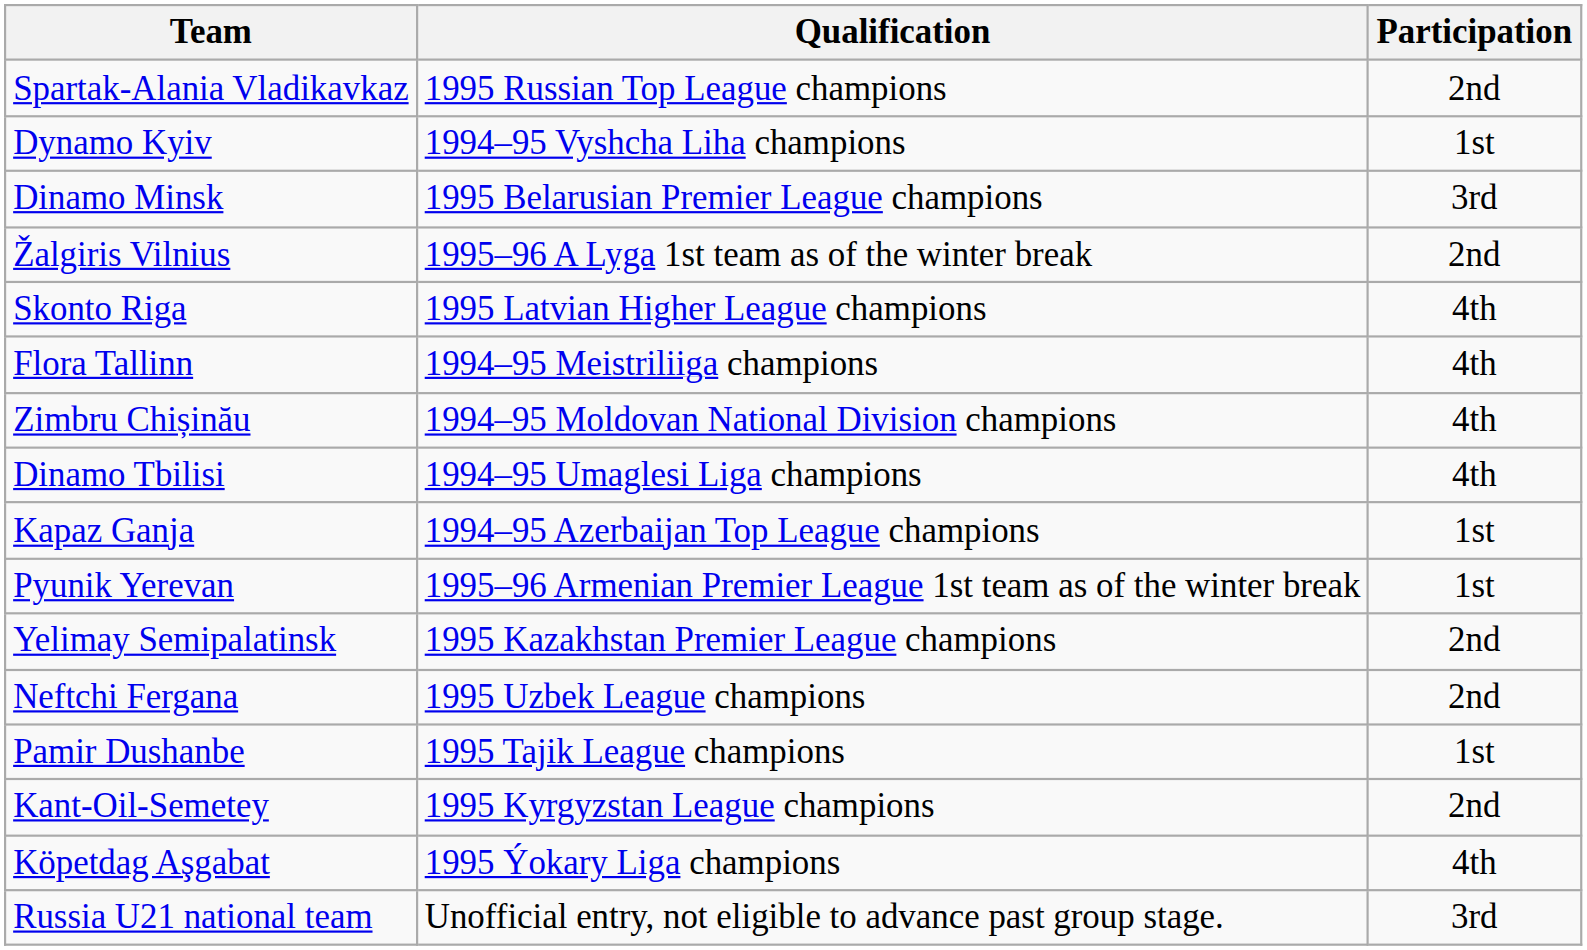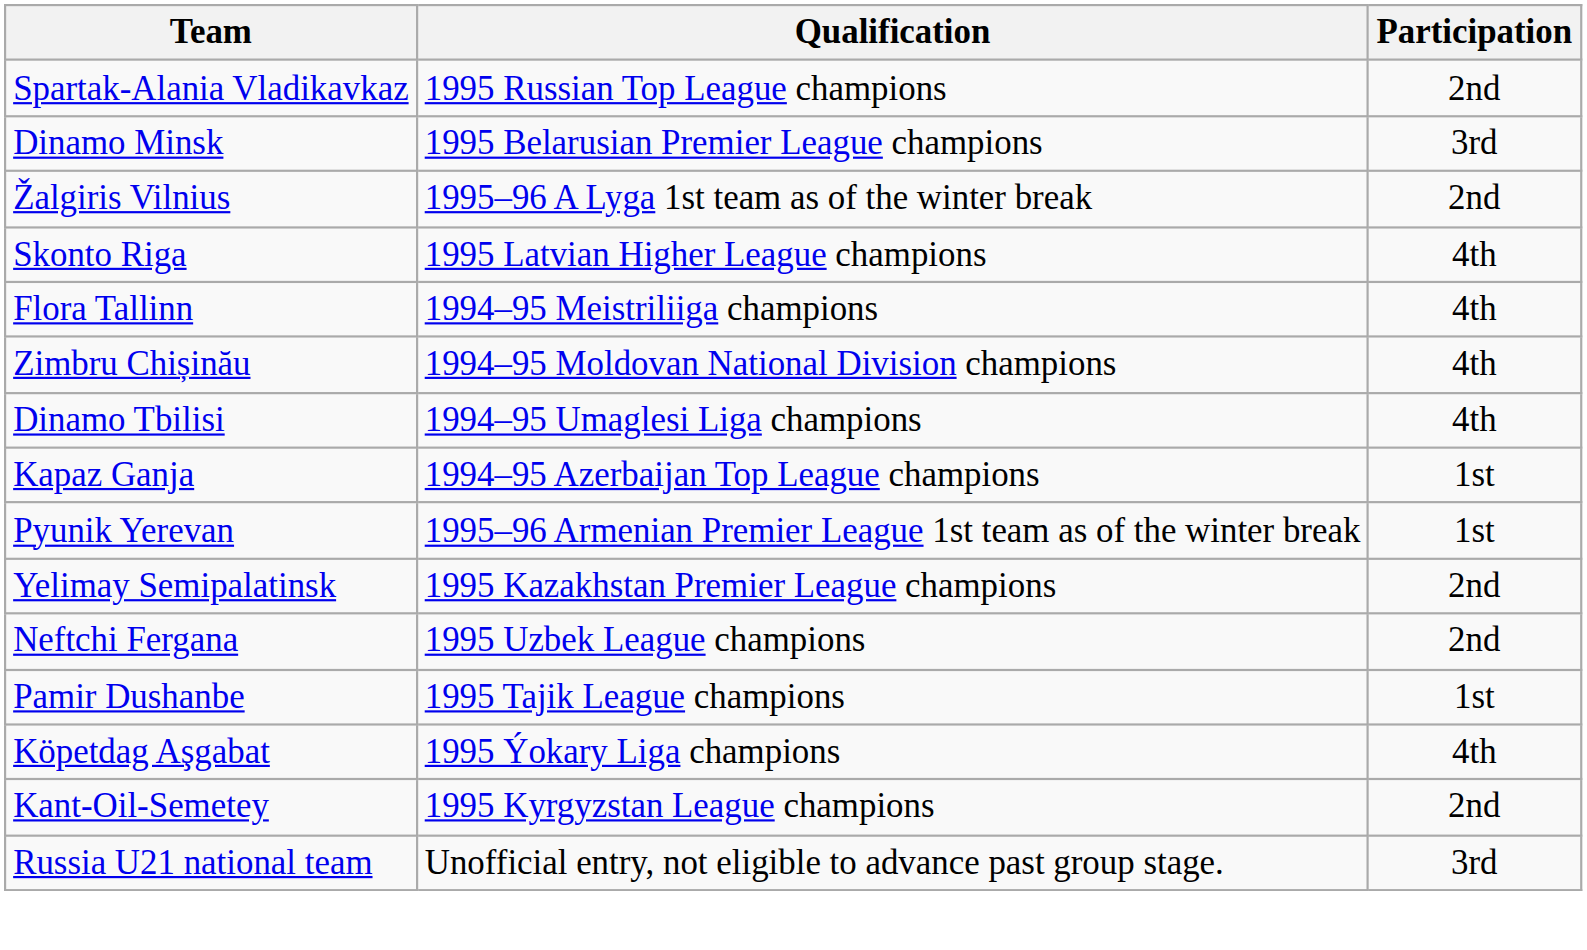- row: (112, 142)
rows swapped: (141, 806) <-> (141, 861)
